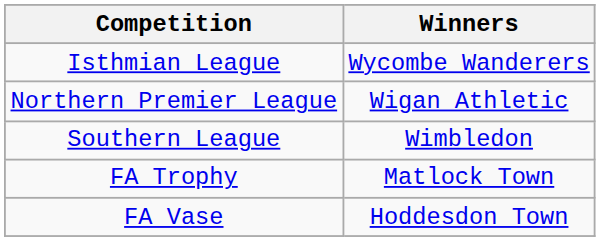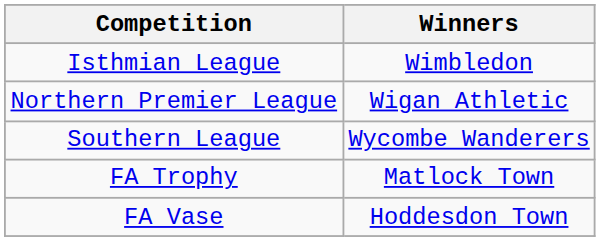(469, 63) Wycombe Wanderers -> (469, 63) Wimbledon
(469, 140) Wimbledon -> (469, 140) Wycombe Wanderers
